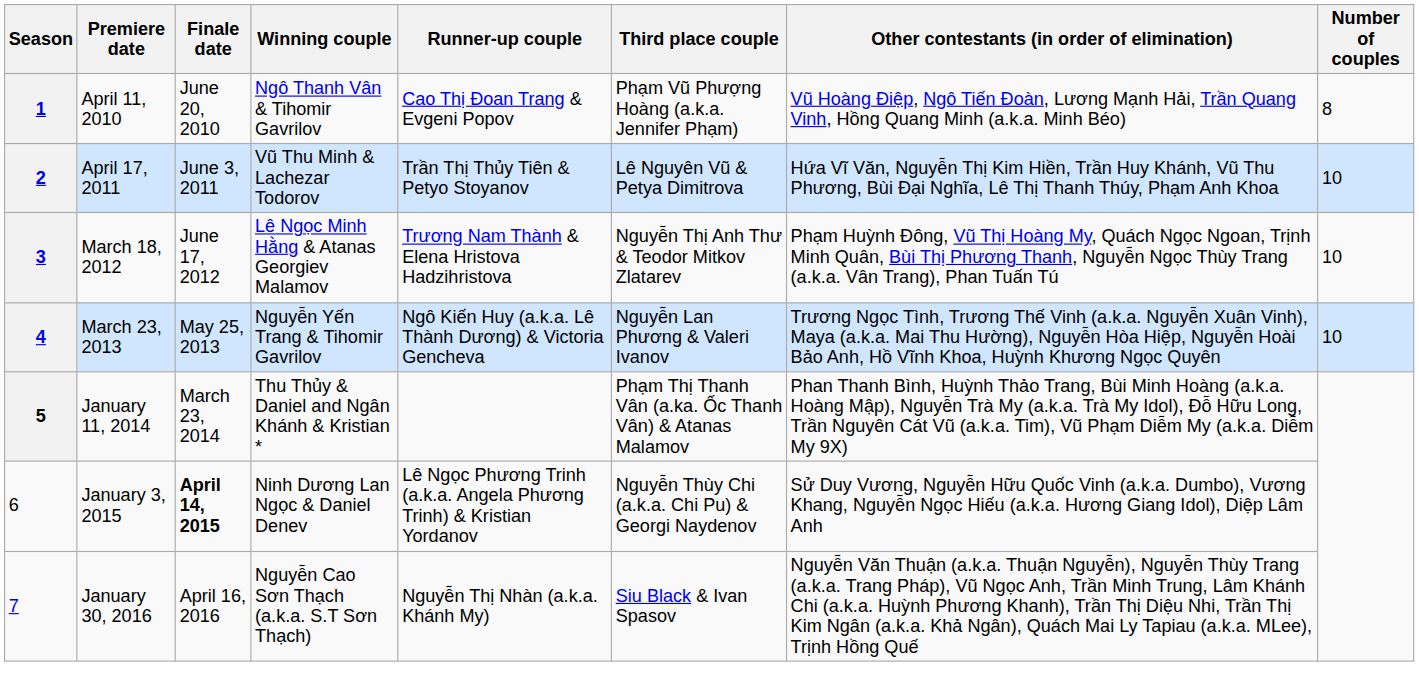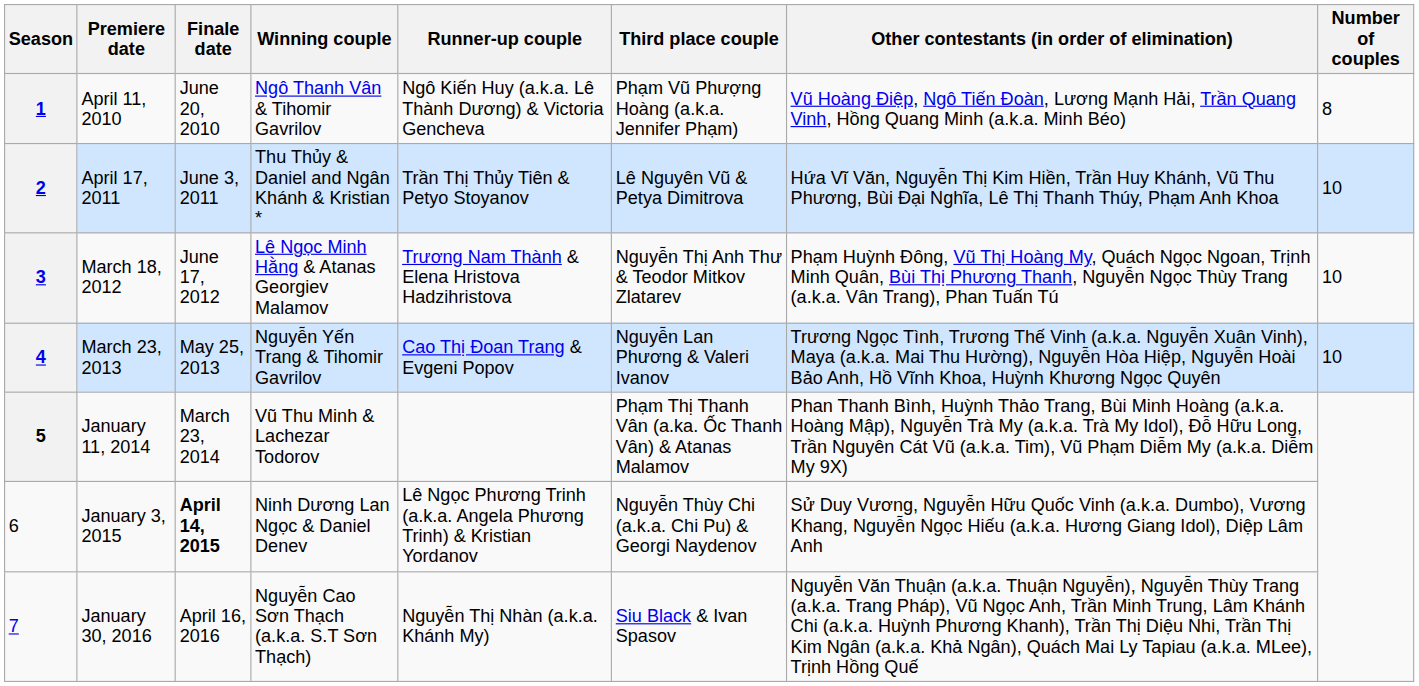(492, 108) Cao Thị Đoan Trang & Evgeni Popov -> (503, 108) Ngô Kiến Huy (a.k.a. Lê Thành Dương) & Victoria Gencheva
(315, 177) Vũ Thu Minh & Lachezar Todorov -> (322, 188) Thu Thủy & Daniel and Ngân Khánh & Kristian *
(503, 336) Ngô Kiến Huy (a.k.a. Lê Thành Dương) & Victoria Gencheva -> (492, 357) Cao Thị Đoan Trang & Evgeni Popov
(322, 416) Thu Thủy & Daniel and Ngân Khánh & Kristian * -> (315, 436) Vũ Thu Minh & Lachezar Todorov
